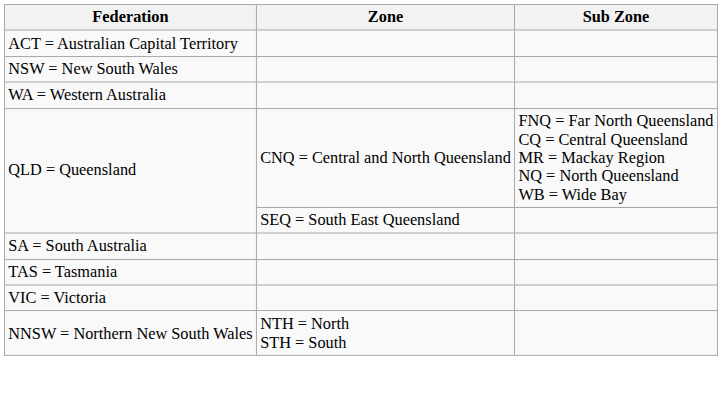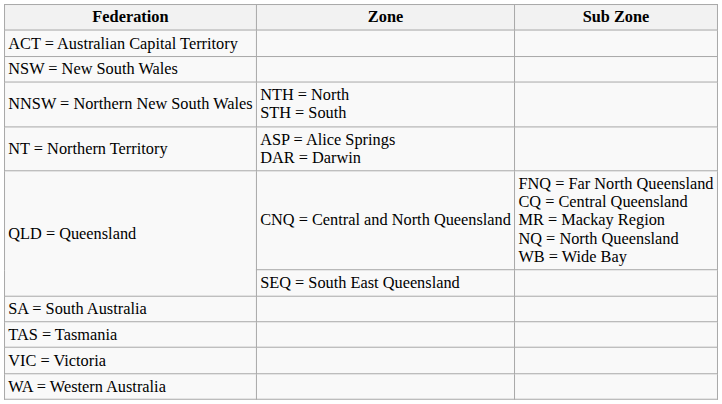rows swapped: (130, 333) <-> (87, 95)
+ row: (88, 148)
